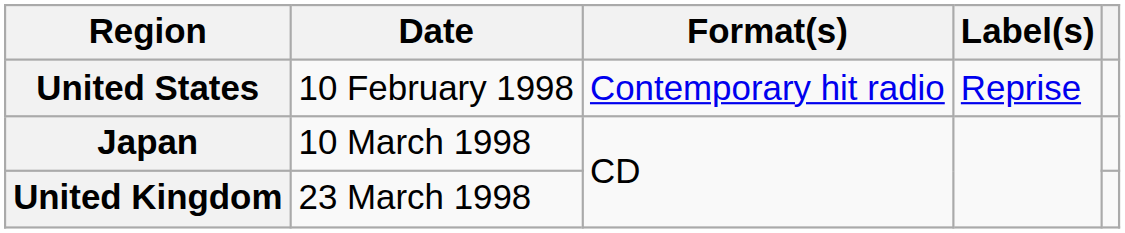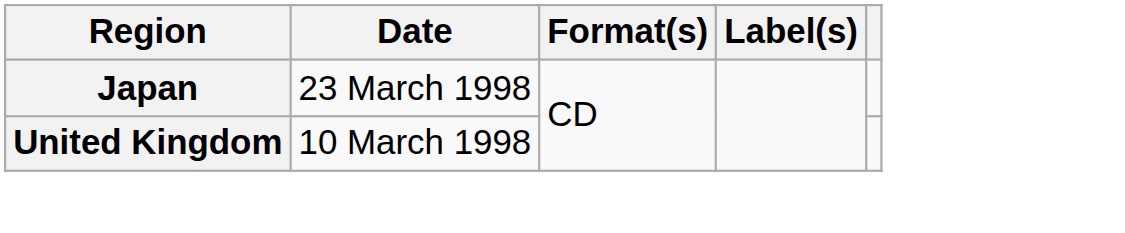- row: (148, 87)
(415, 142) 10 March 1998 -> (415, 87) 23 March 1998
(415, 198) 23 March 1998 -> (415, 142) 10 March 1998
